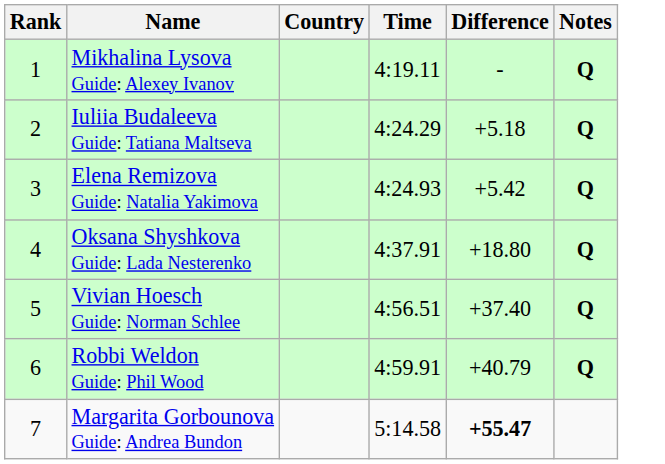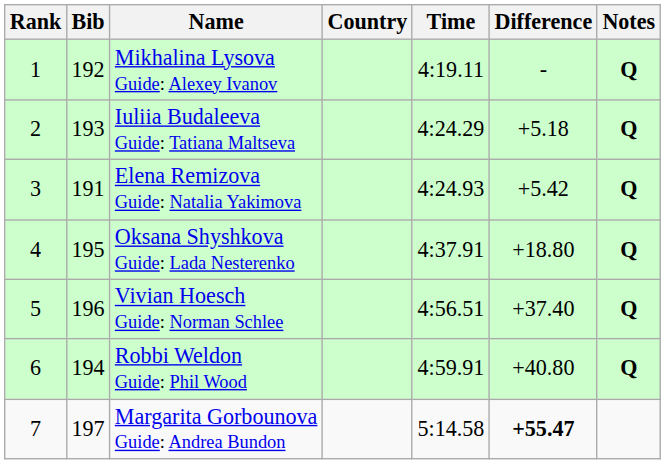+ column: (88, 22)
(500, 368) +40.79 -> (543, 368) +40.80
